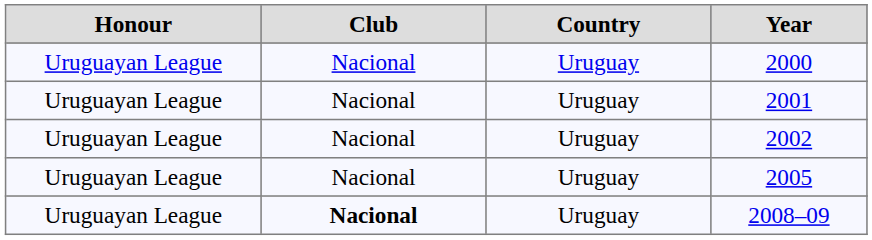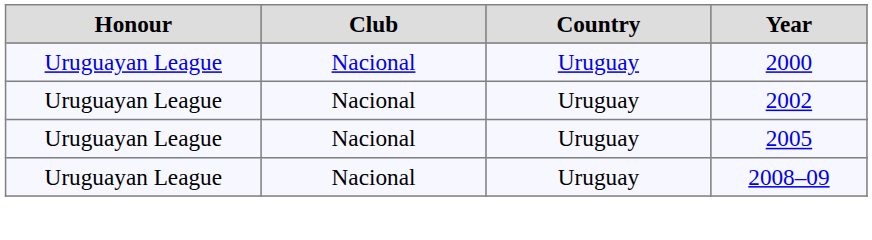- row: (789, 100)
(374, 214) bold -> (374, 176) normal
